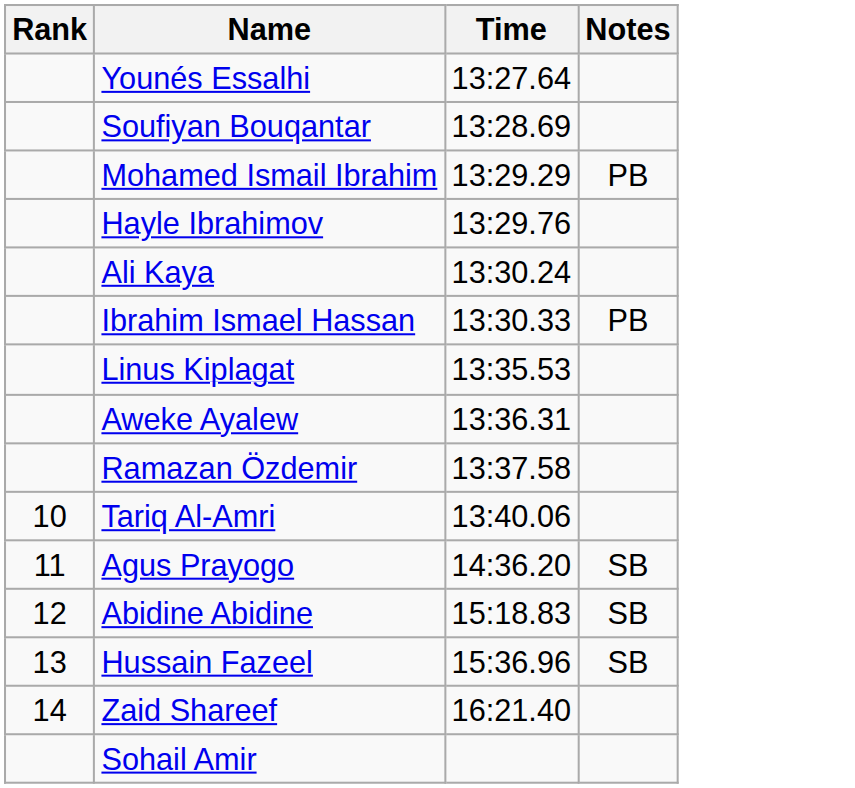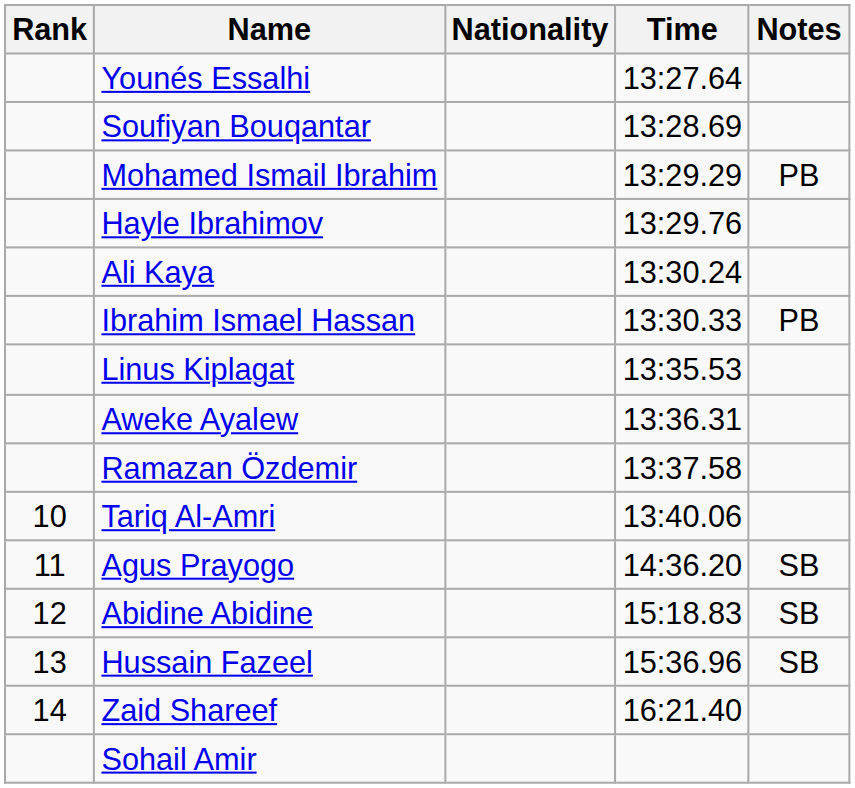+ column: (530, 30)
